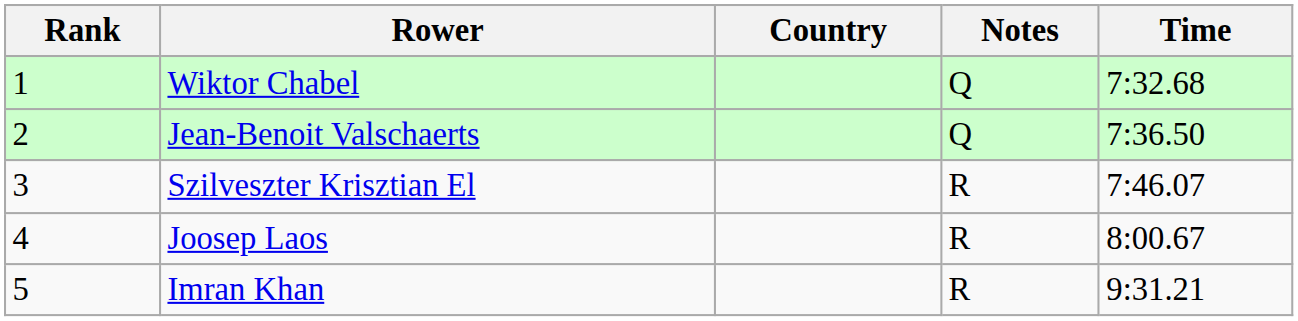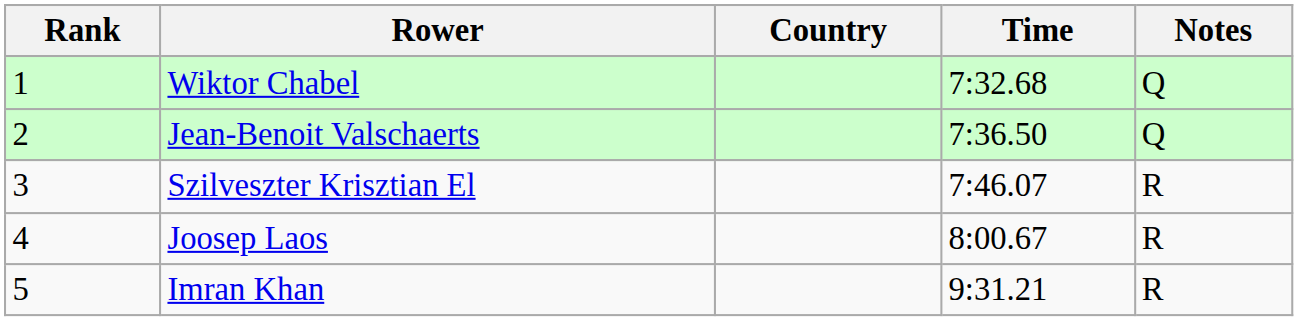columns swapped: (1196, 30) <-> (1020, 30)
